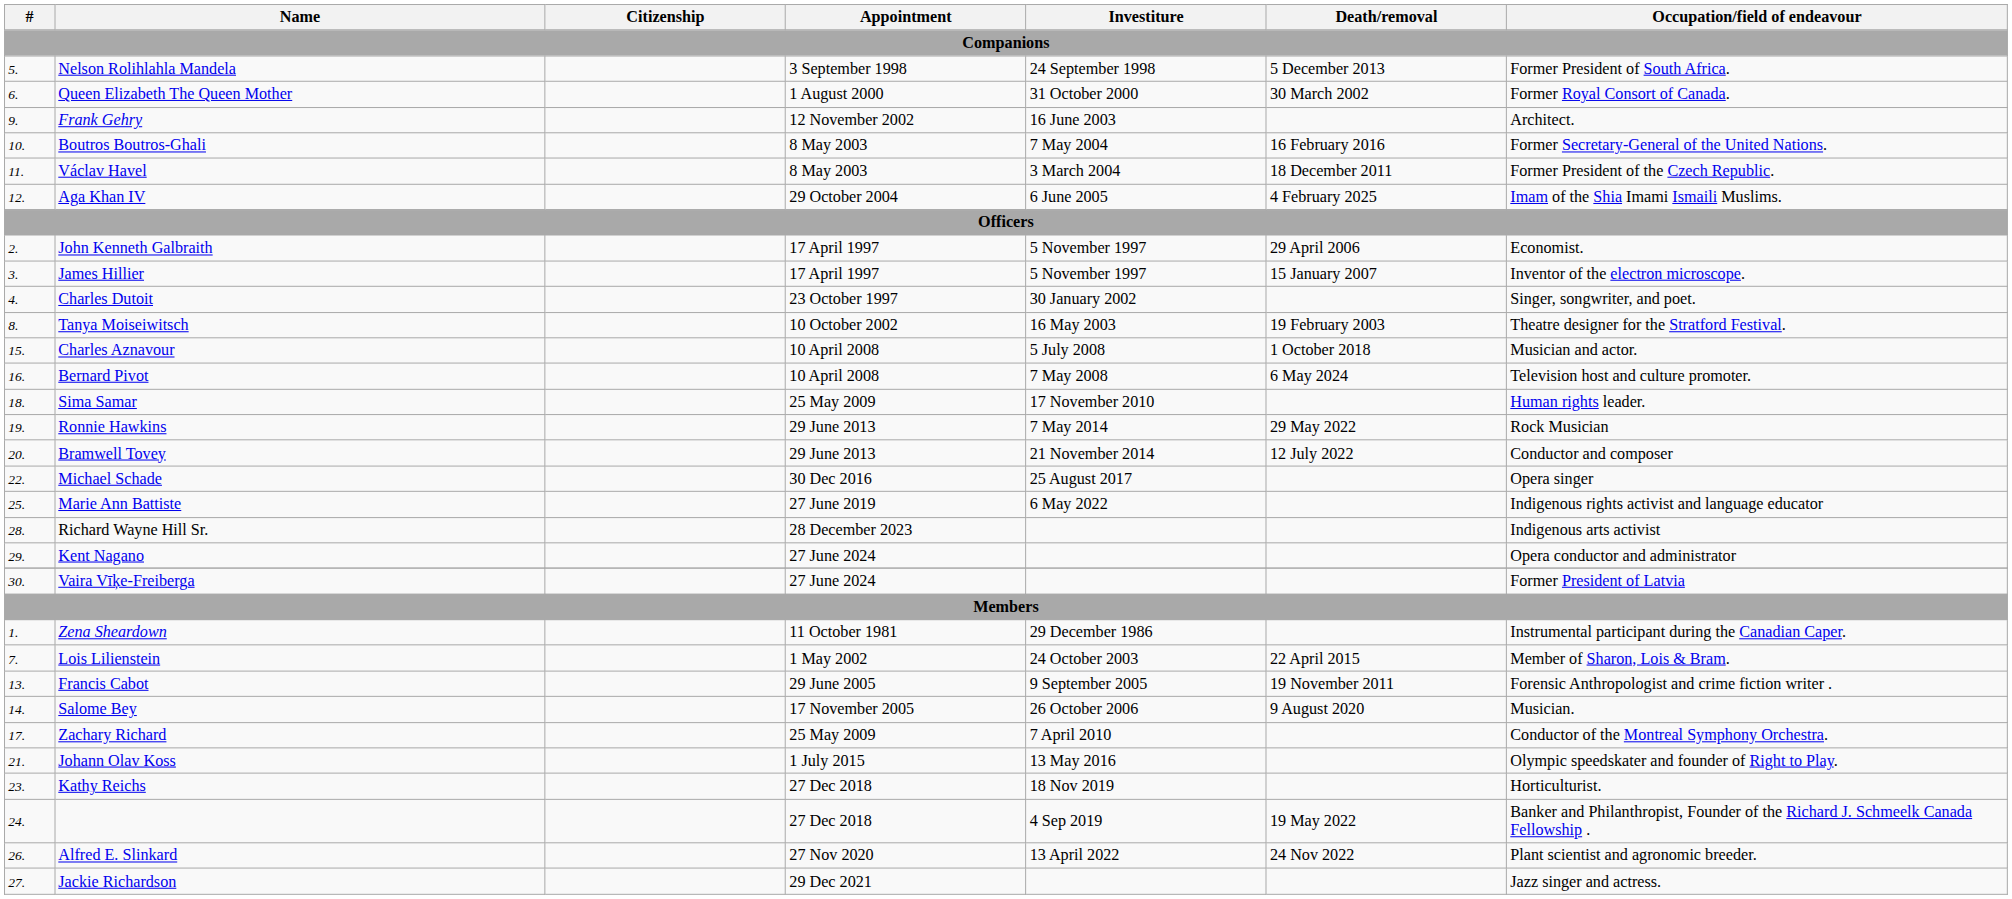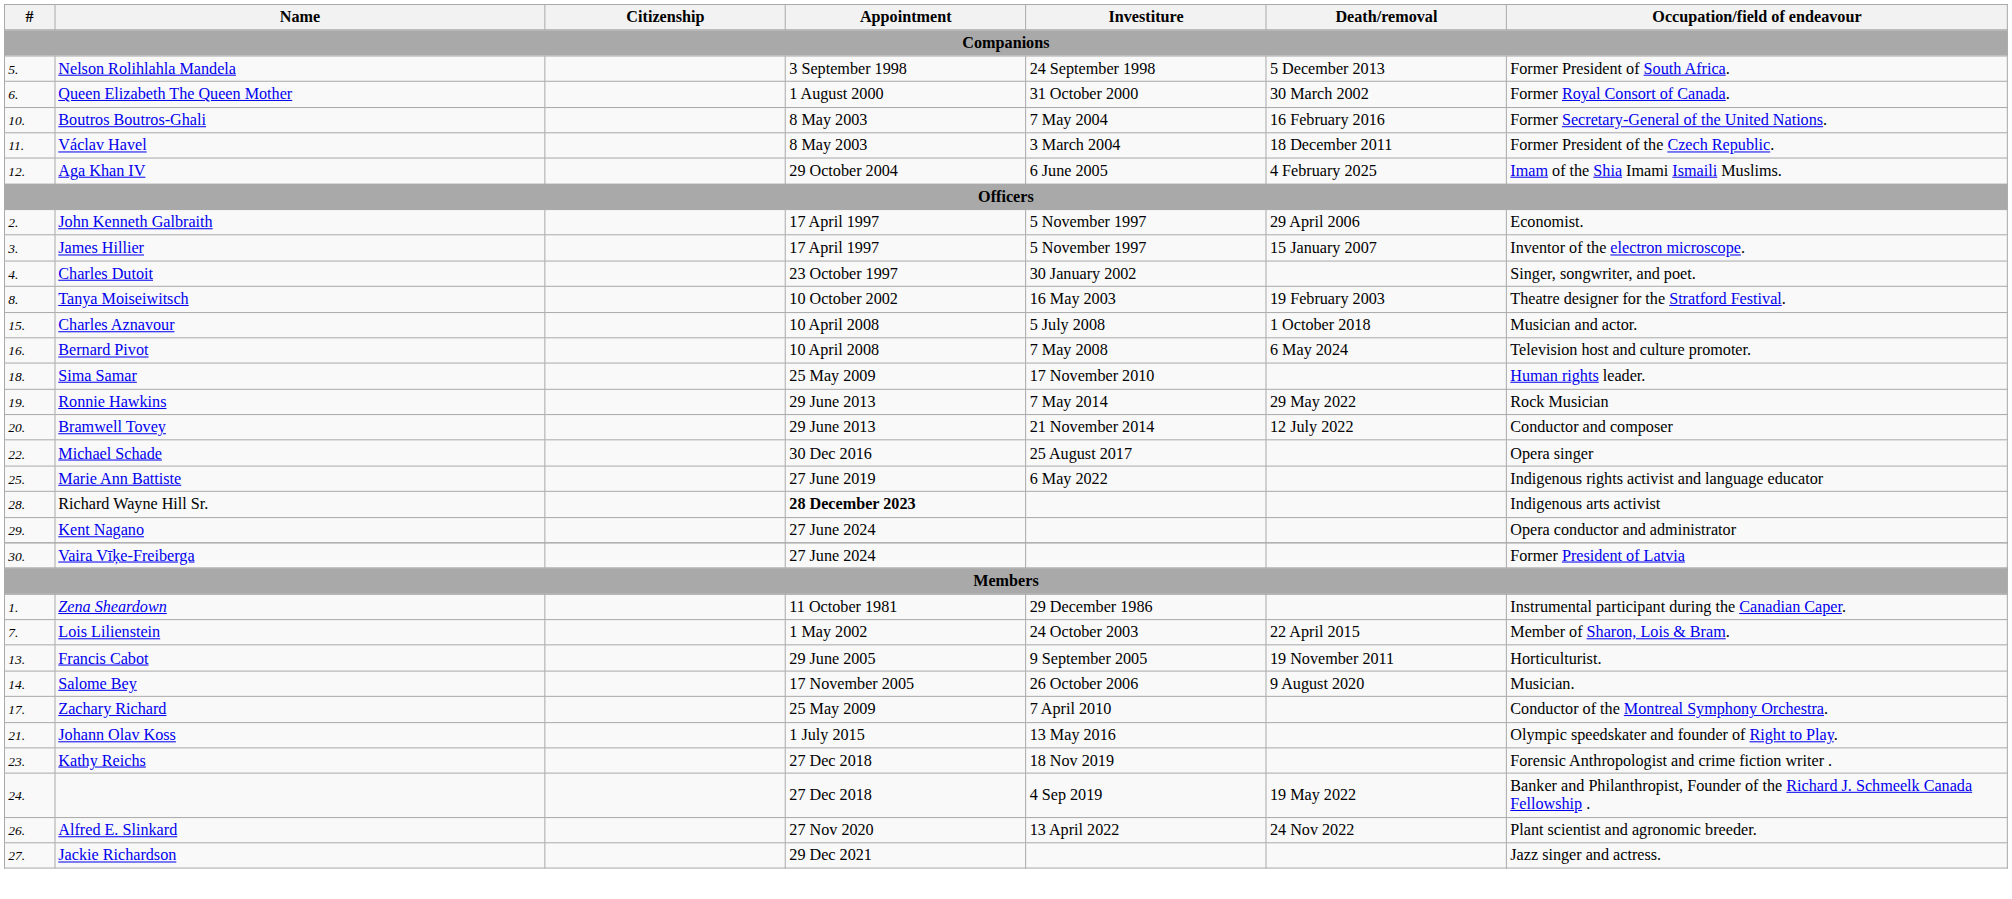- row: (13, 120)
(851, 529) normal -> (852, 504) bold
(1671, 683) Forensic Anthropologist and crime fiction writer . -> (1556, 658) Horticulturist.
(1556, 786) Horticulturist. -> (1671, 760) Forensic Anthropologist and crime fiction writer .
